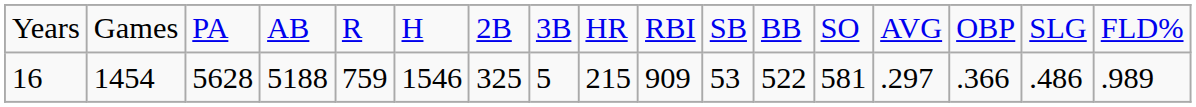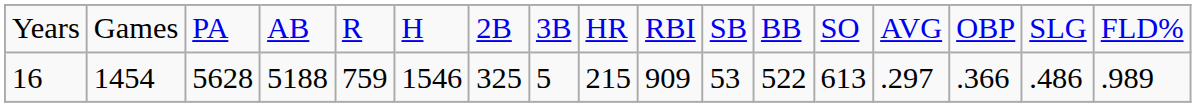(843, 76) 581 -> (843, 76) 613
